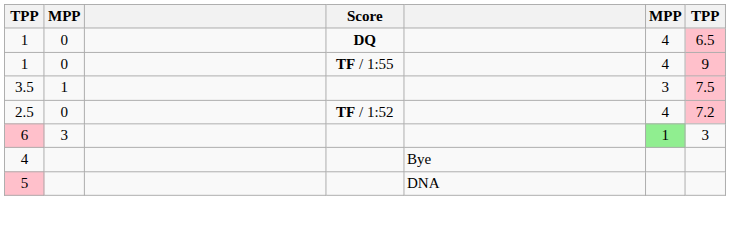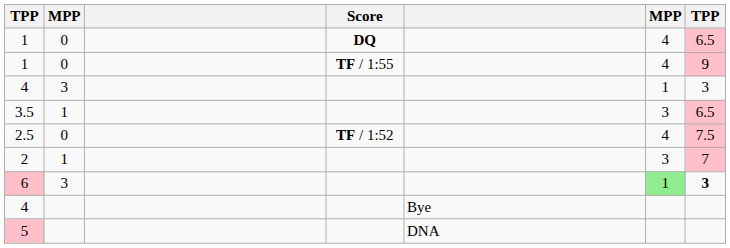+ row: (24, 87)
(705, 87) 7.5 -> (705, 111) 6.5
(705, 111) 7.2 -> (705, 135) 7.5
+ row: (24, 159)
(705, 135) normal -> (705, 183) bold
